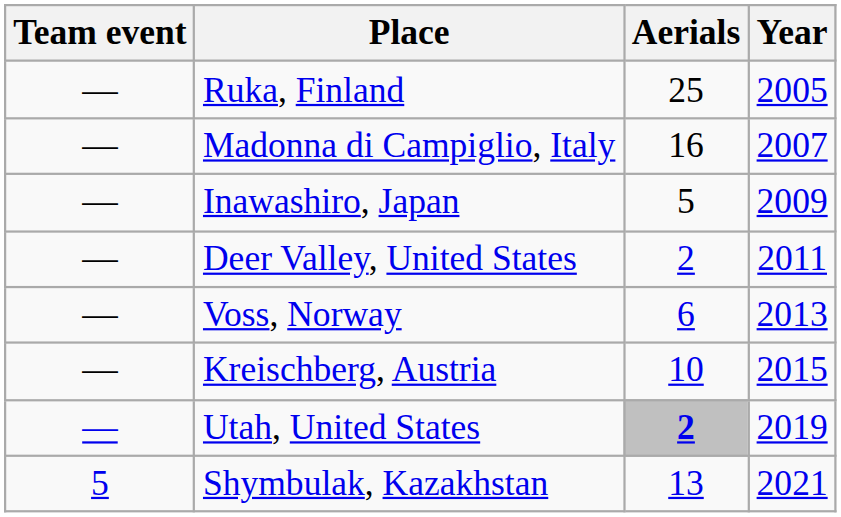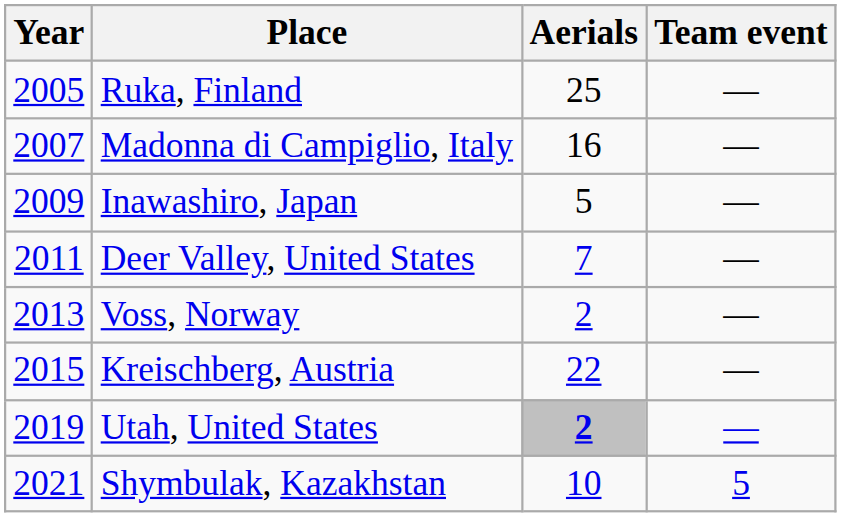columns swapped: (792, 32) <-> (100, 32)
(686, 257) 2 -> (584, 257) 7
(686, 314) 6 -> (584, 314) 2
(686, 370) 10 -> (584, 370) 22
(686, 483) 13 -> (584, 483) 10
